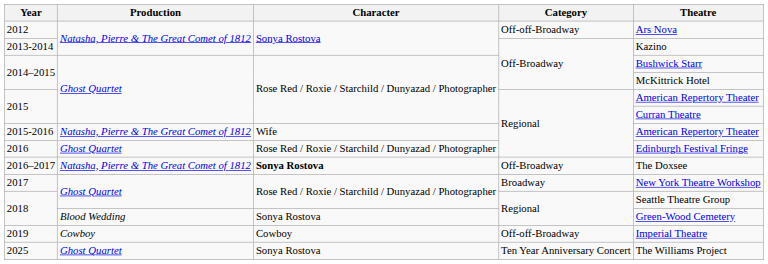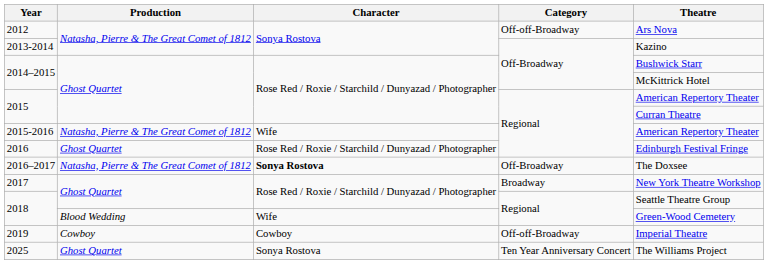(288, 217) Sonya Rostova -> (266, 217) Wife
